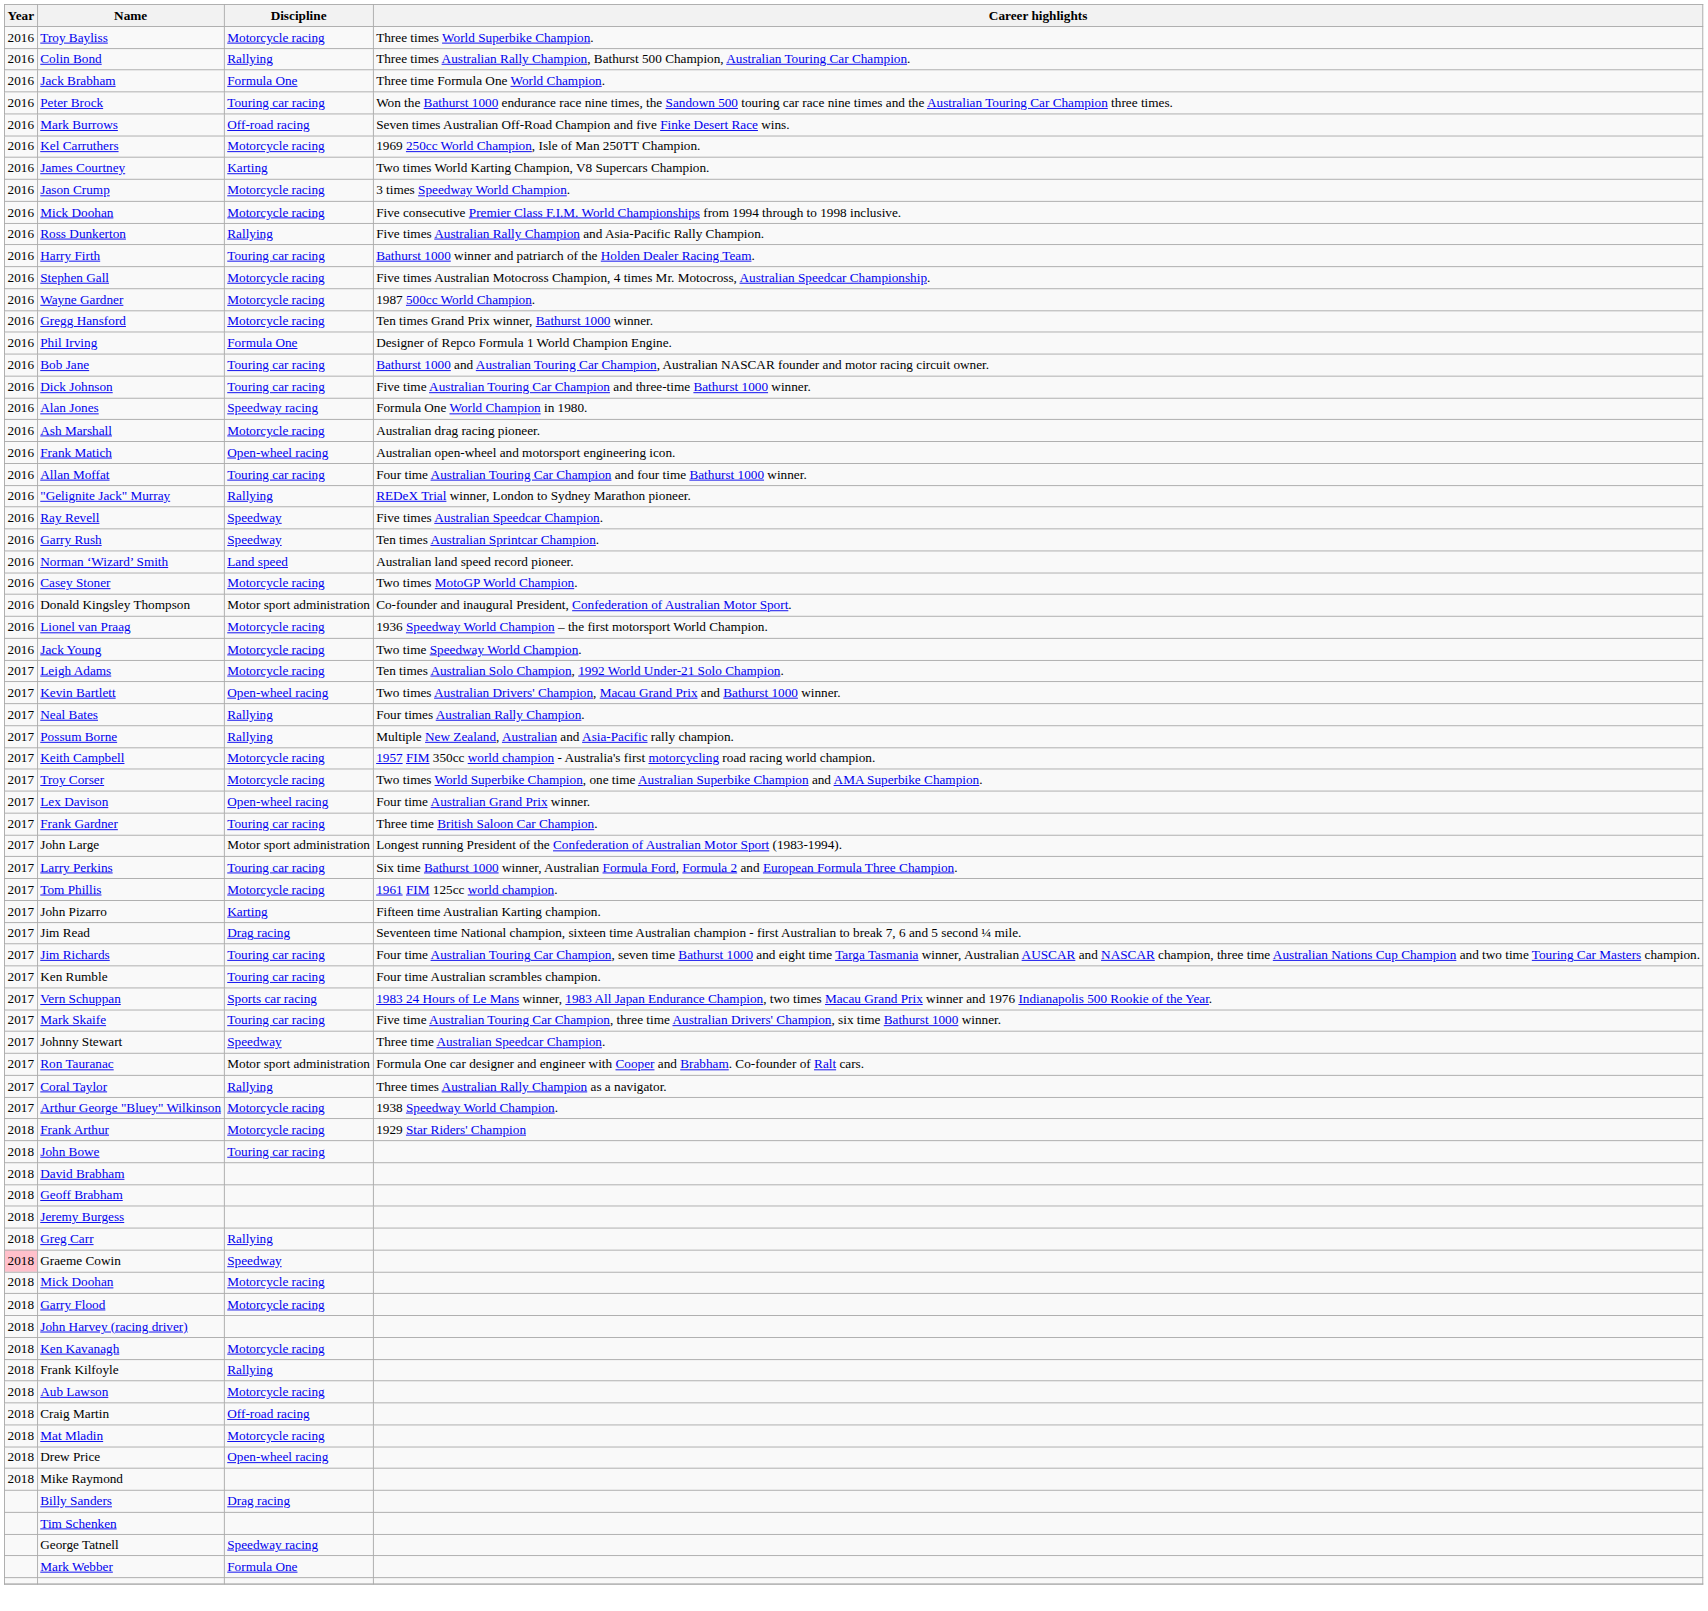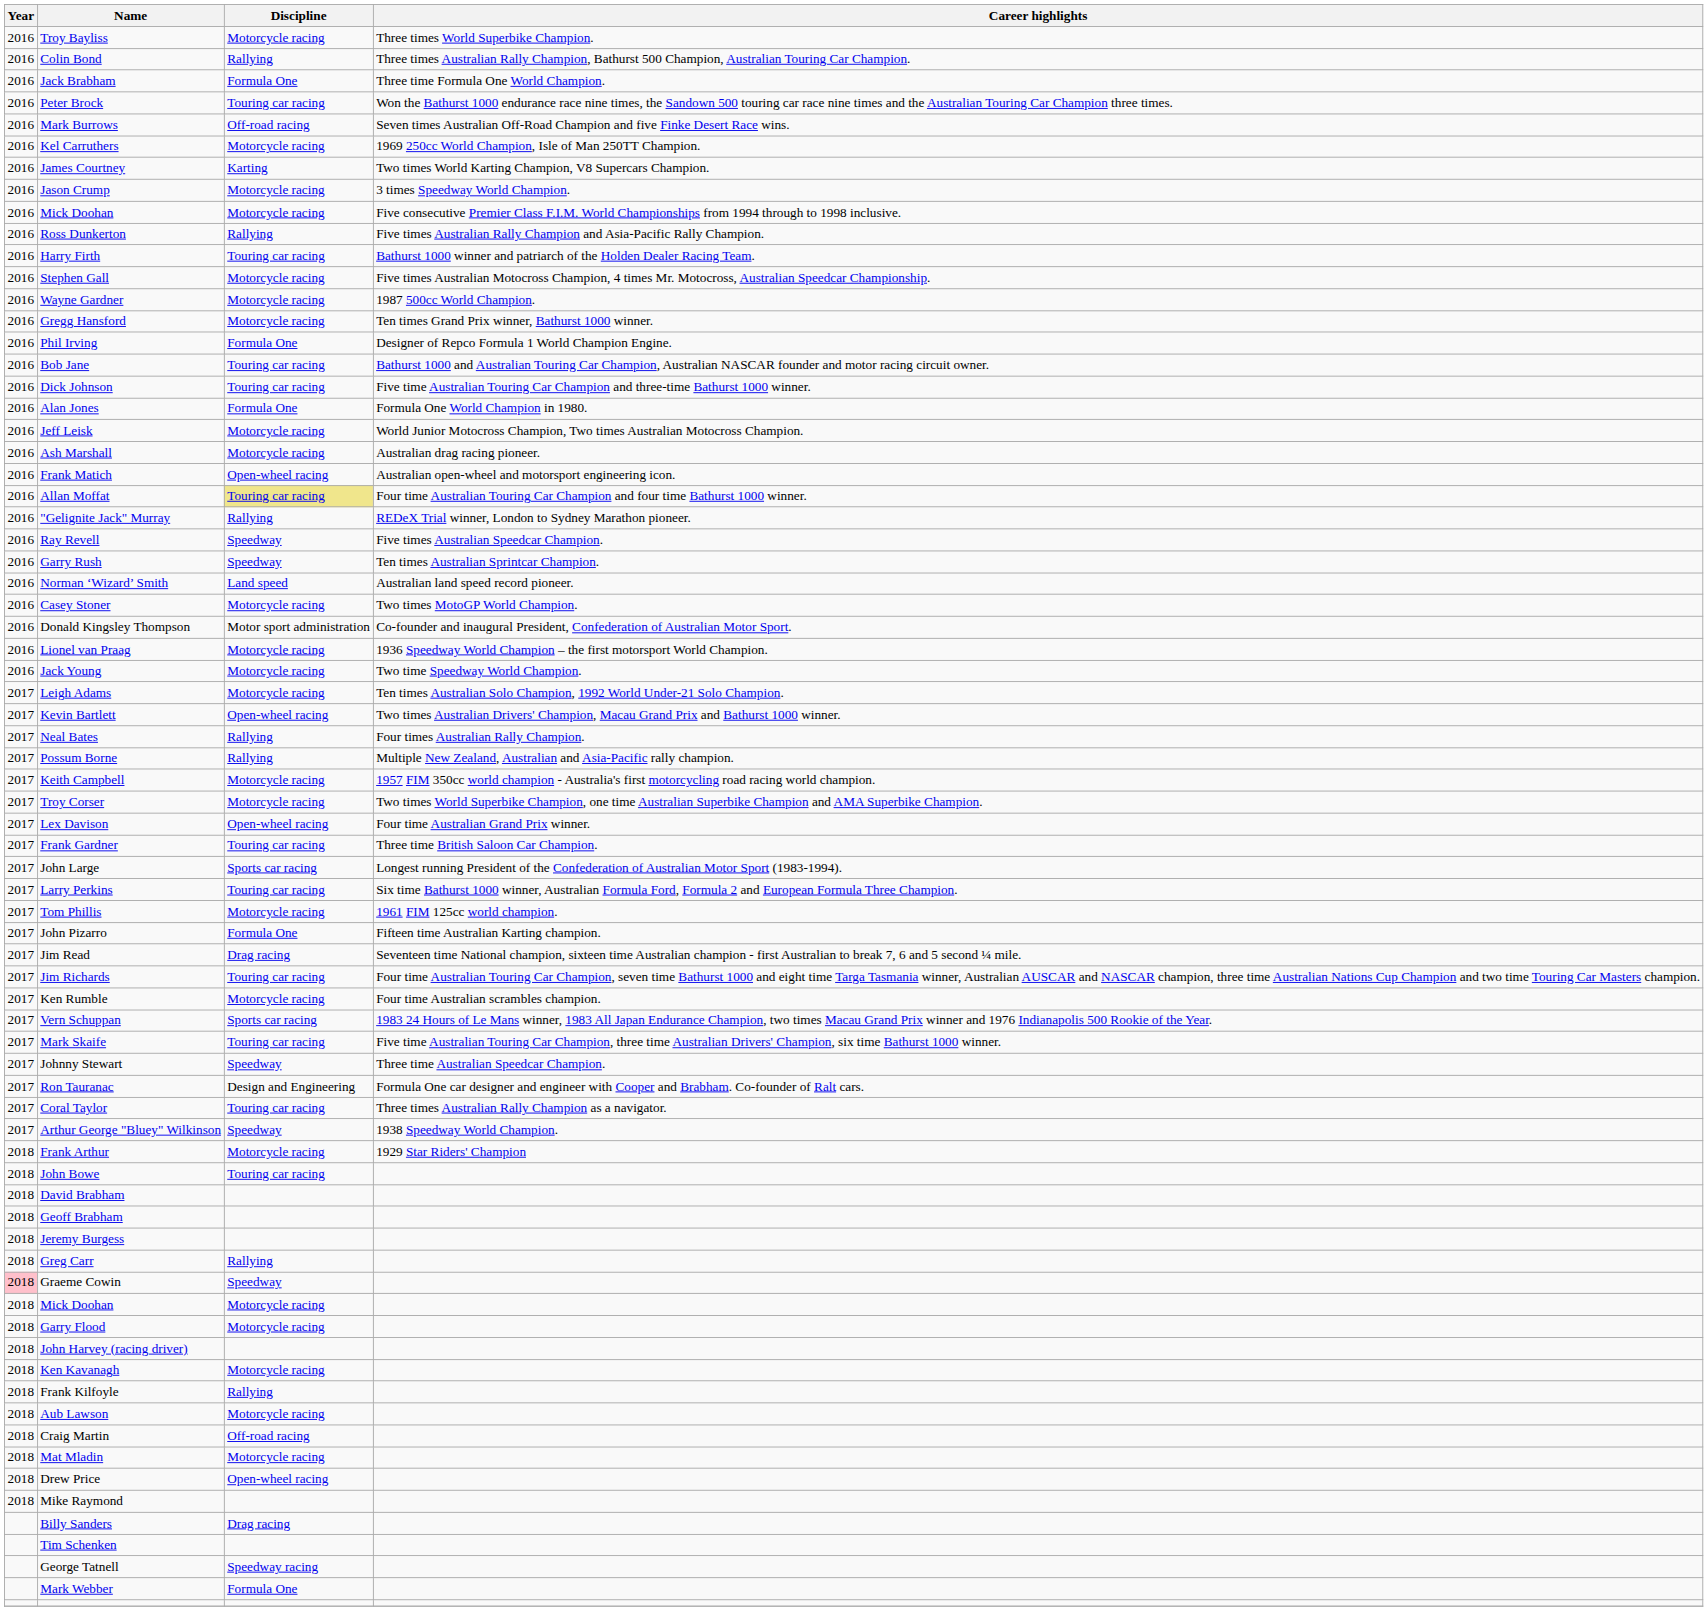(273, 409) Speedway racing -> (262, 409) Formula One
+ row: (66, 430)
(276, 474) no background -> (276, 496) khaki background
(299, 846) Motor sport administration -> (272, 867) Sports car racing
(247, 911) Karting -> (262, 933) Formula One
(276, 977) Touring car racing -> (276, 999) Motorcycle racing
(299, 1064) Motor sport administration -> (291, 1086) Design and Engineering
(250, 1086) Rallying -> (276, 1108) Touring car racing
(276, 1108) Motorcycle racing -> (254, 1130) Speedway
